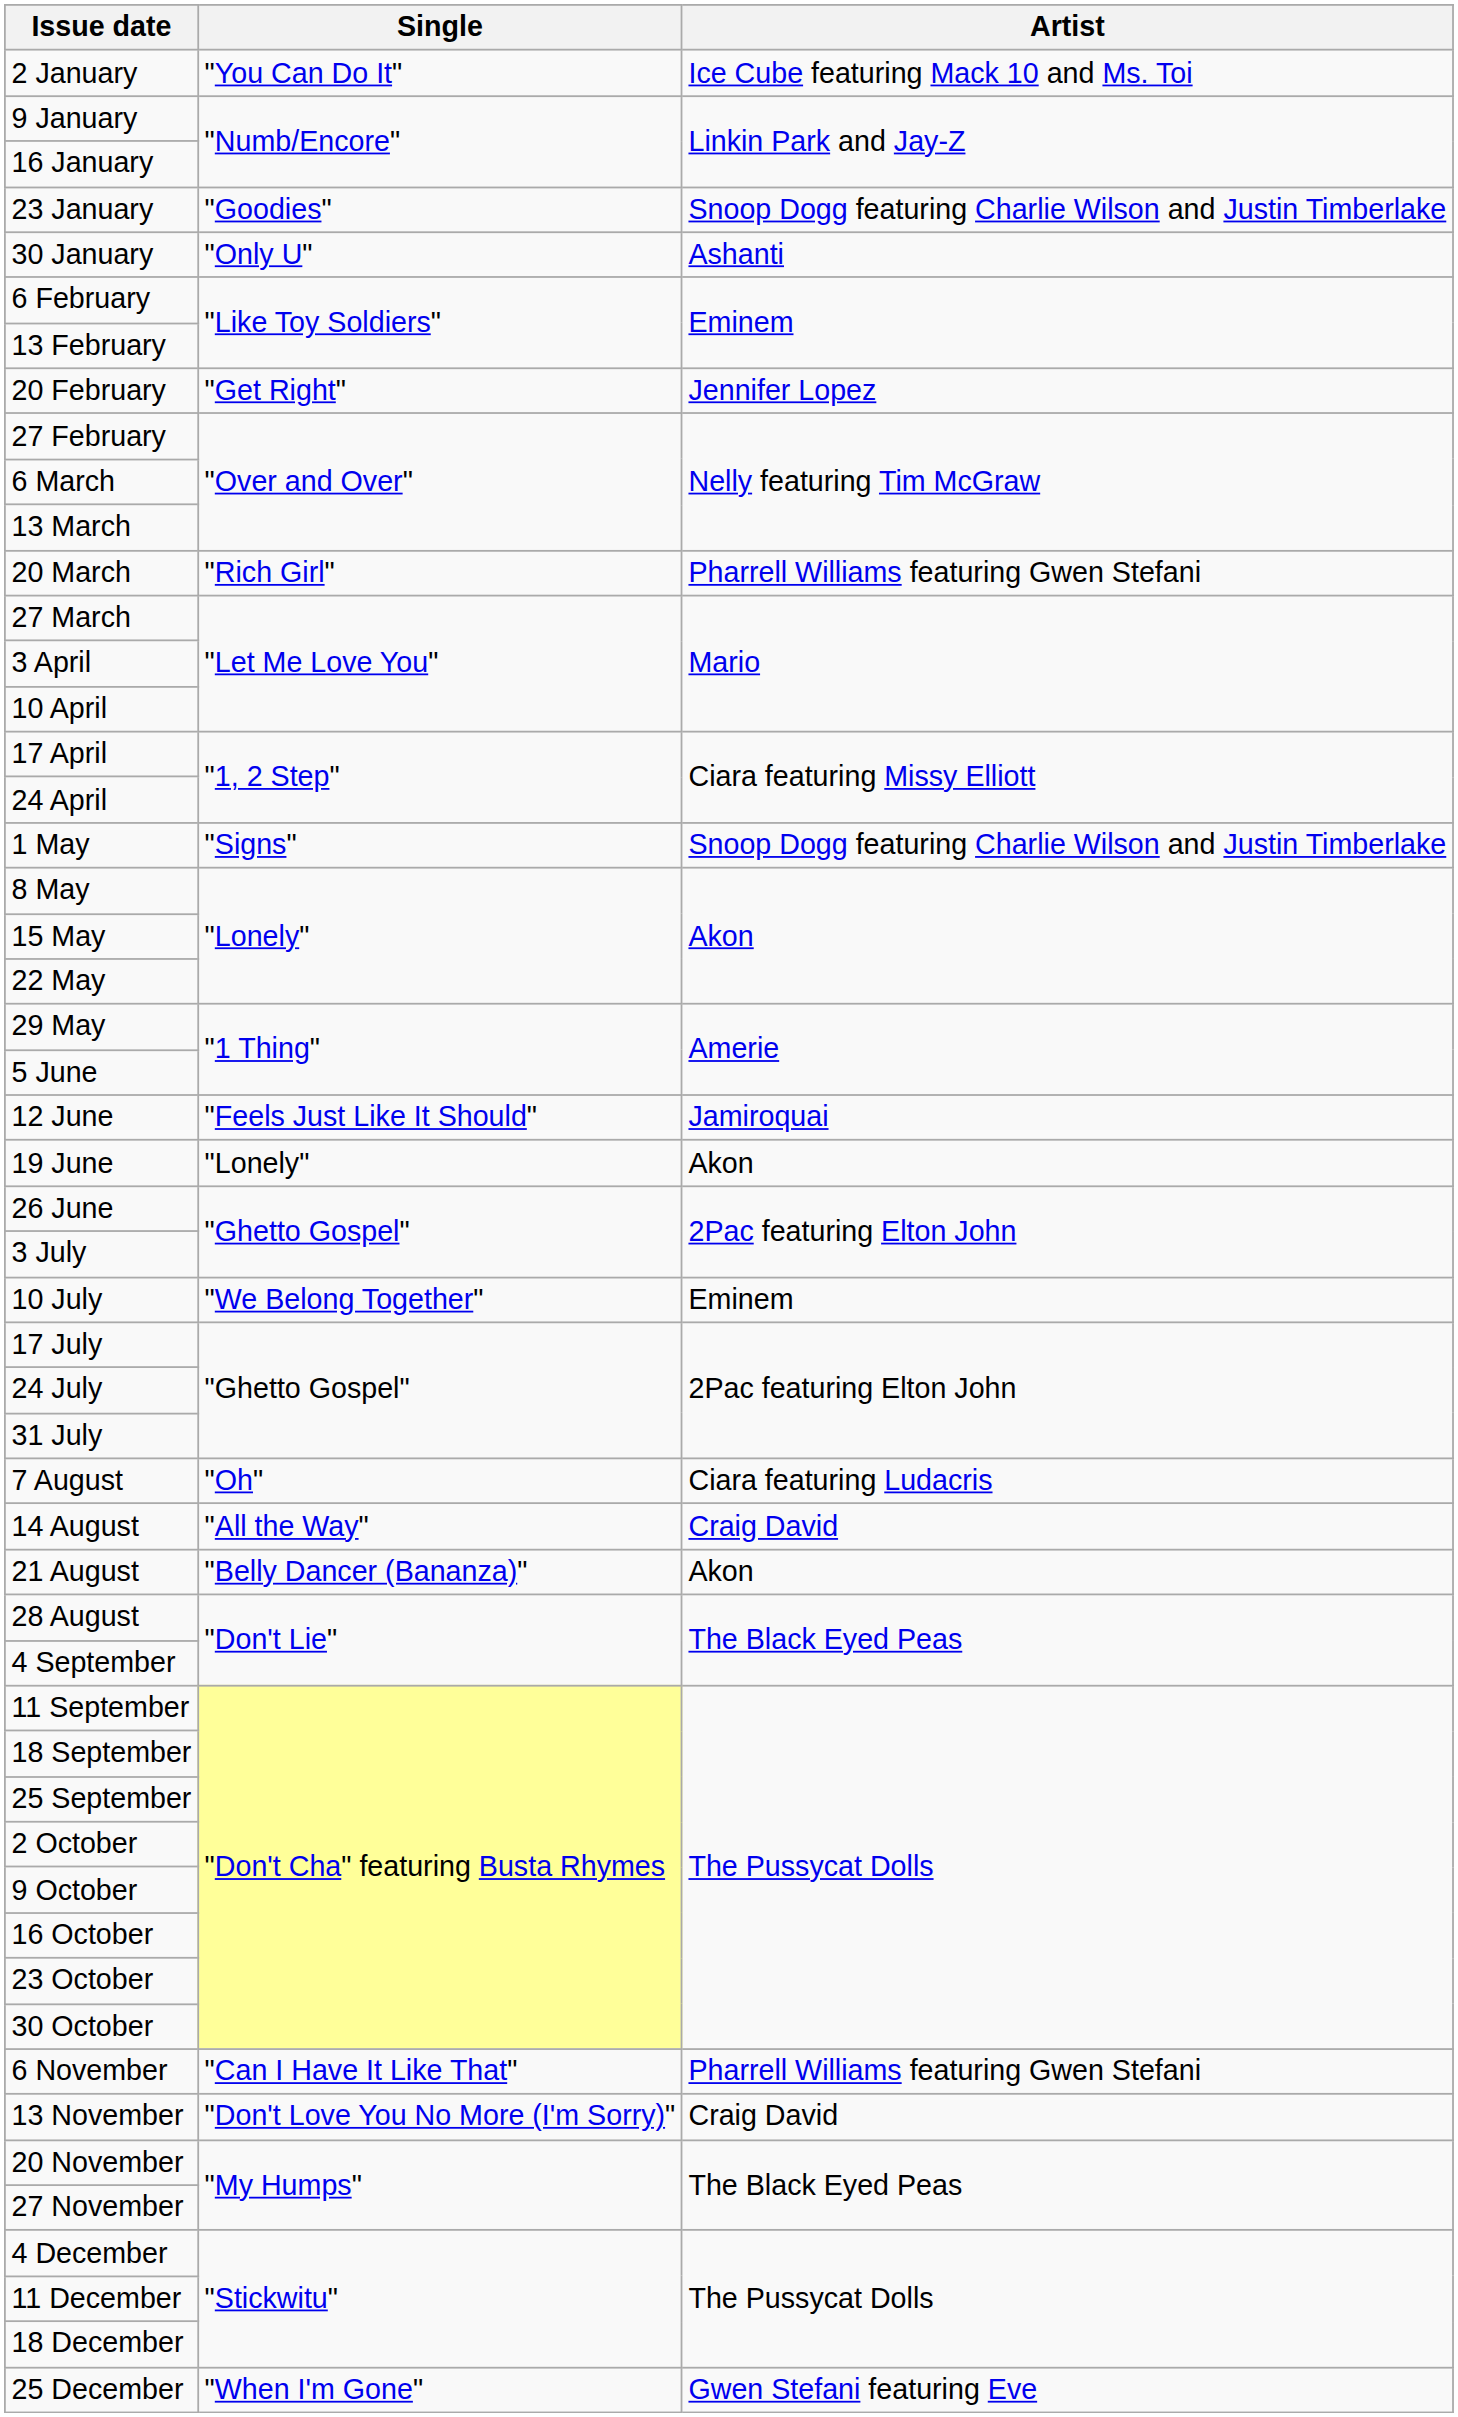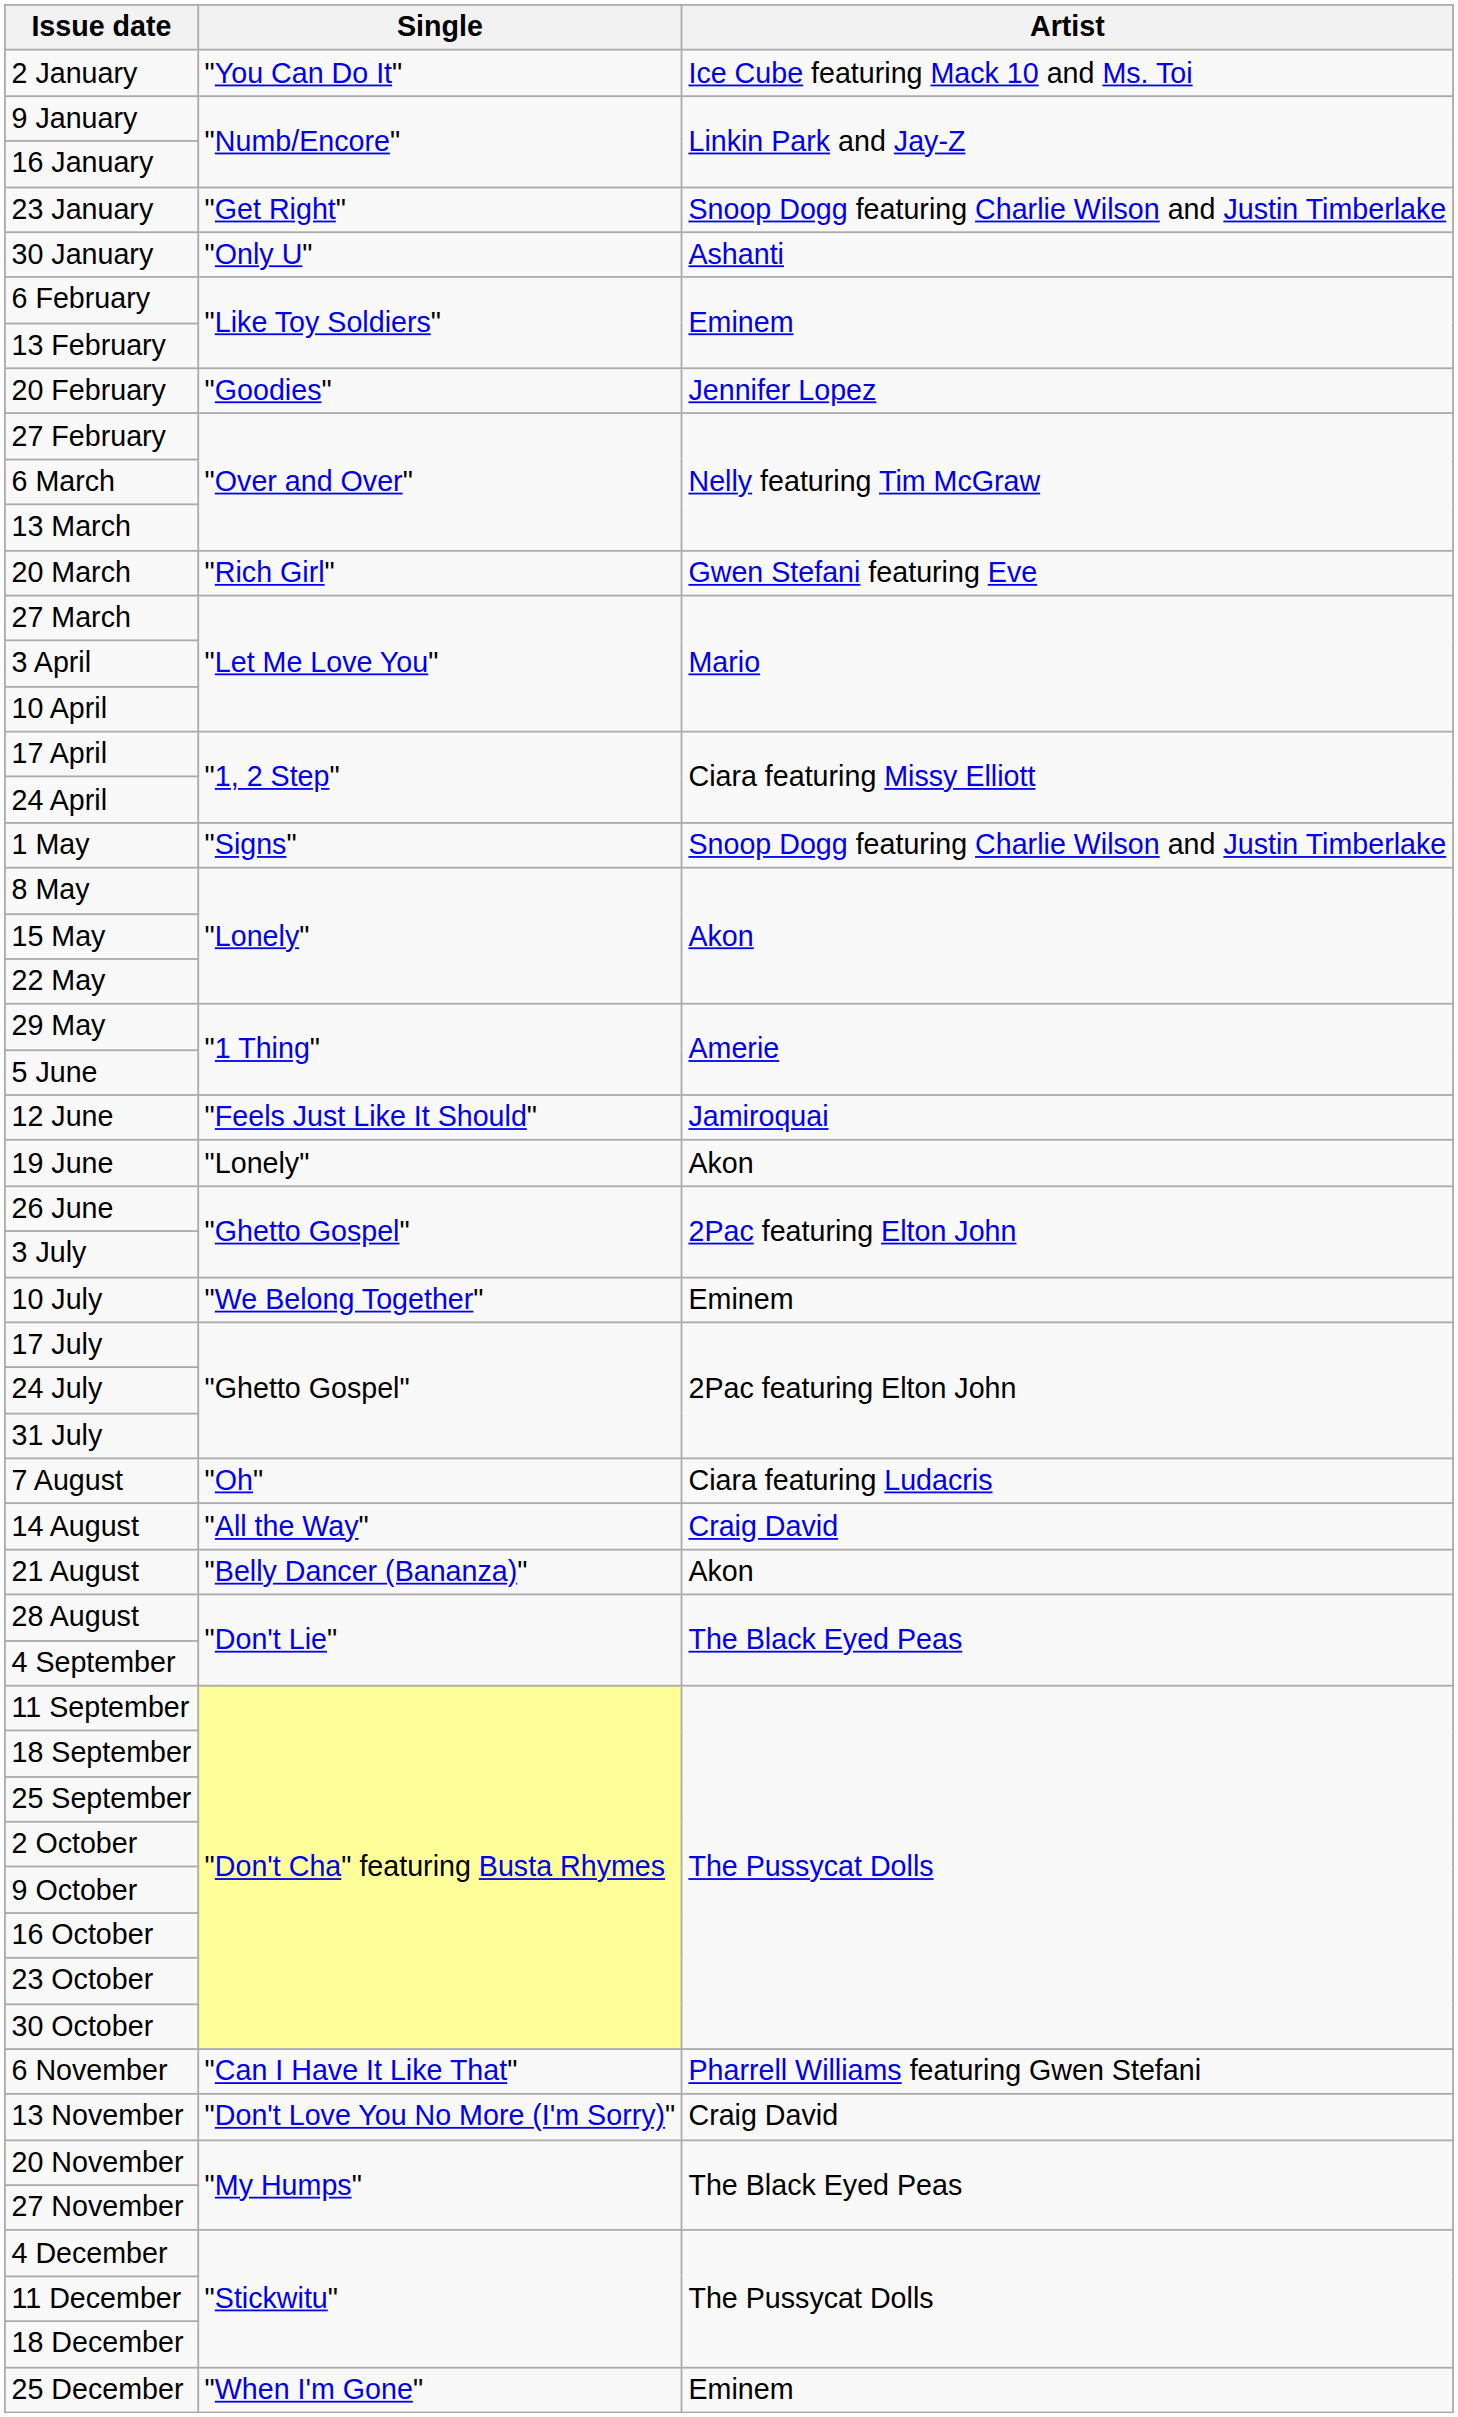(268, 208) "Goodies" -> (275, 208) "Get Right"
(275, 390) "Get Right" -> (268, 390) "Goodies"
(945, 572) Pharrell Williams featuring Gwen Stefani -> (863, 572) Gwen Stefani featuring Eve
(863, 2389) Gwen Stefani featuring Eve -> (741, 2389) Eminem
